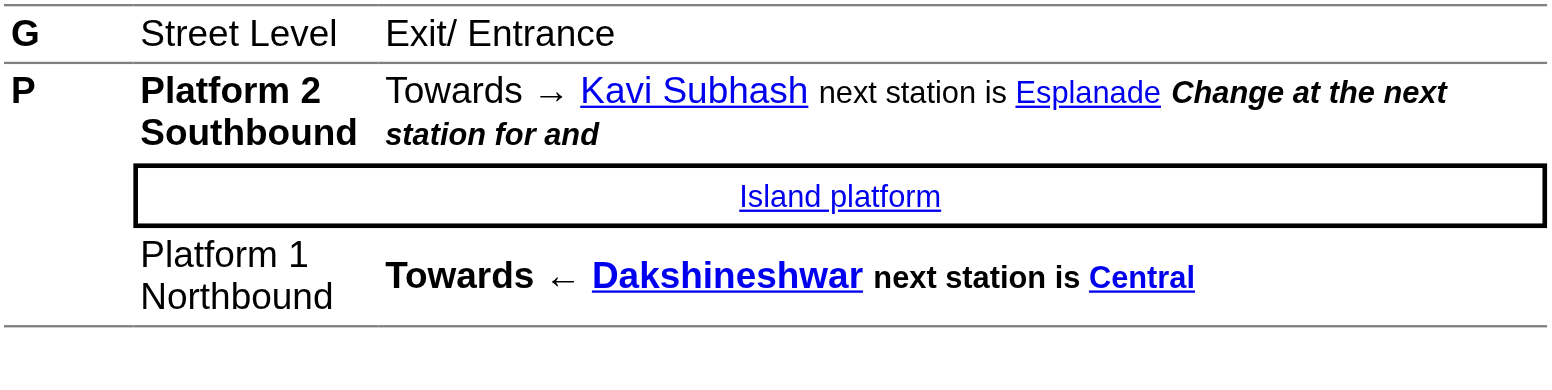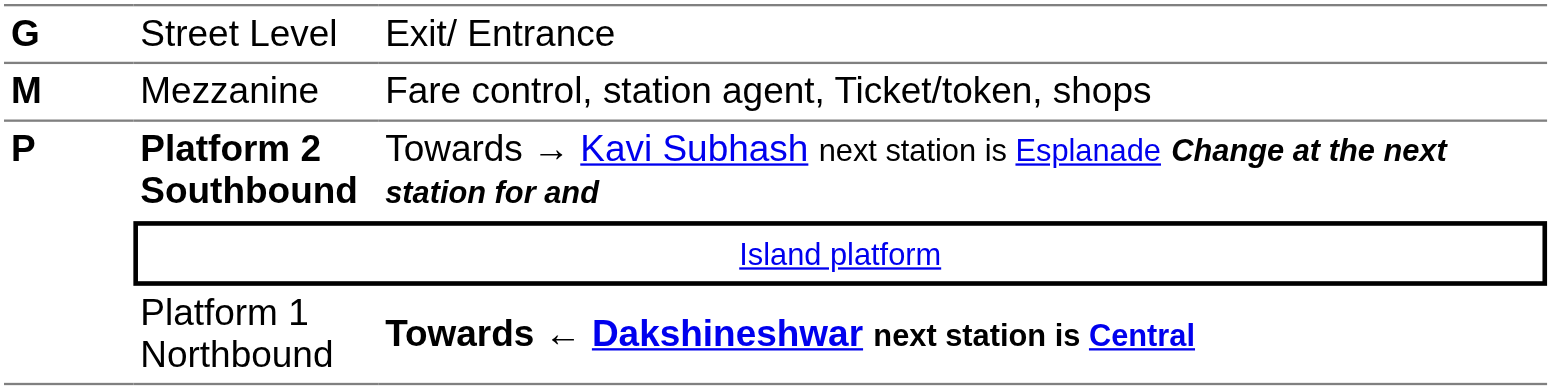+ row: (230, 91)
